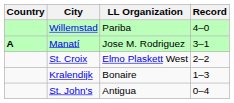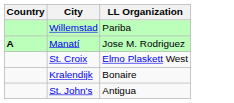- column: (210, 12)
